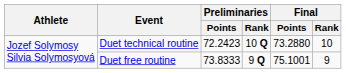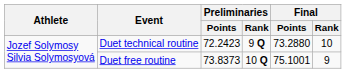(257, 44) 10 Q -> (257, 44) 9 Q
(222, 60) 73.8333 -> (222, 60) 73.8373
(257, 60) 9 Q -> (257, 60) 10 Q
